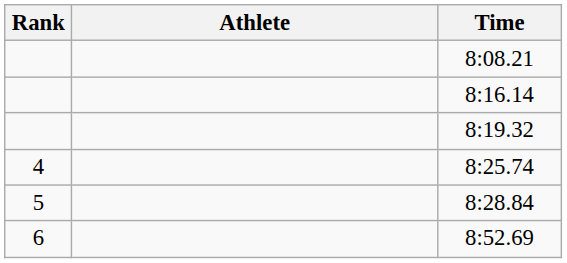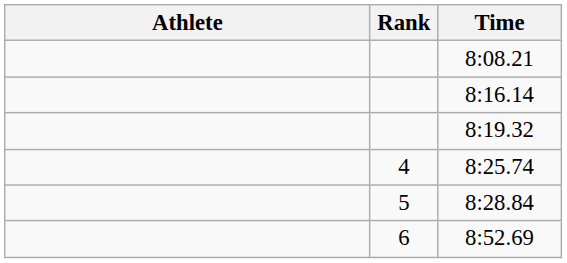columns swapped: (38, 22) <-> (255, 22)
